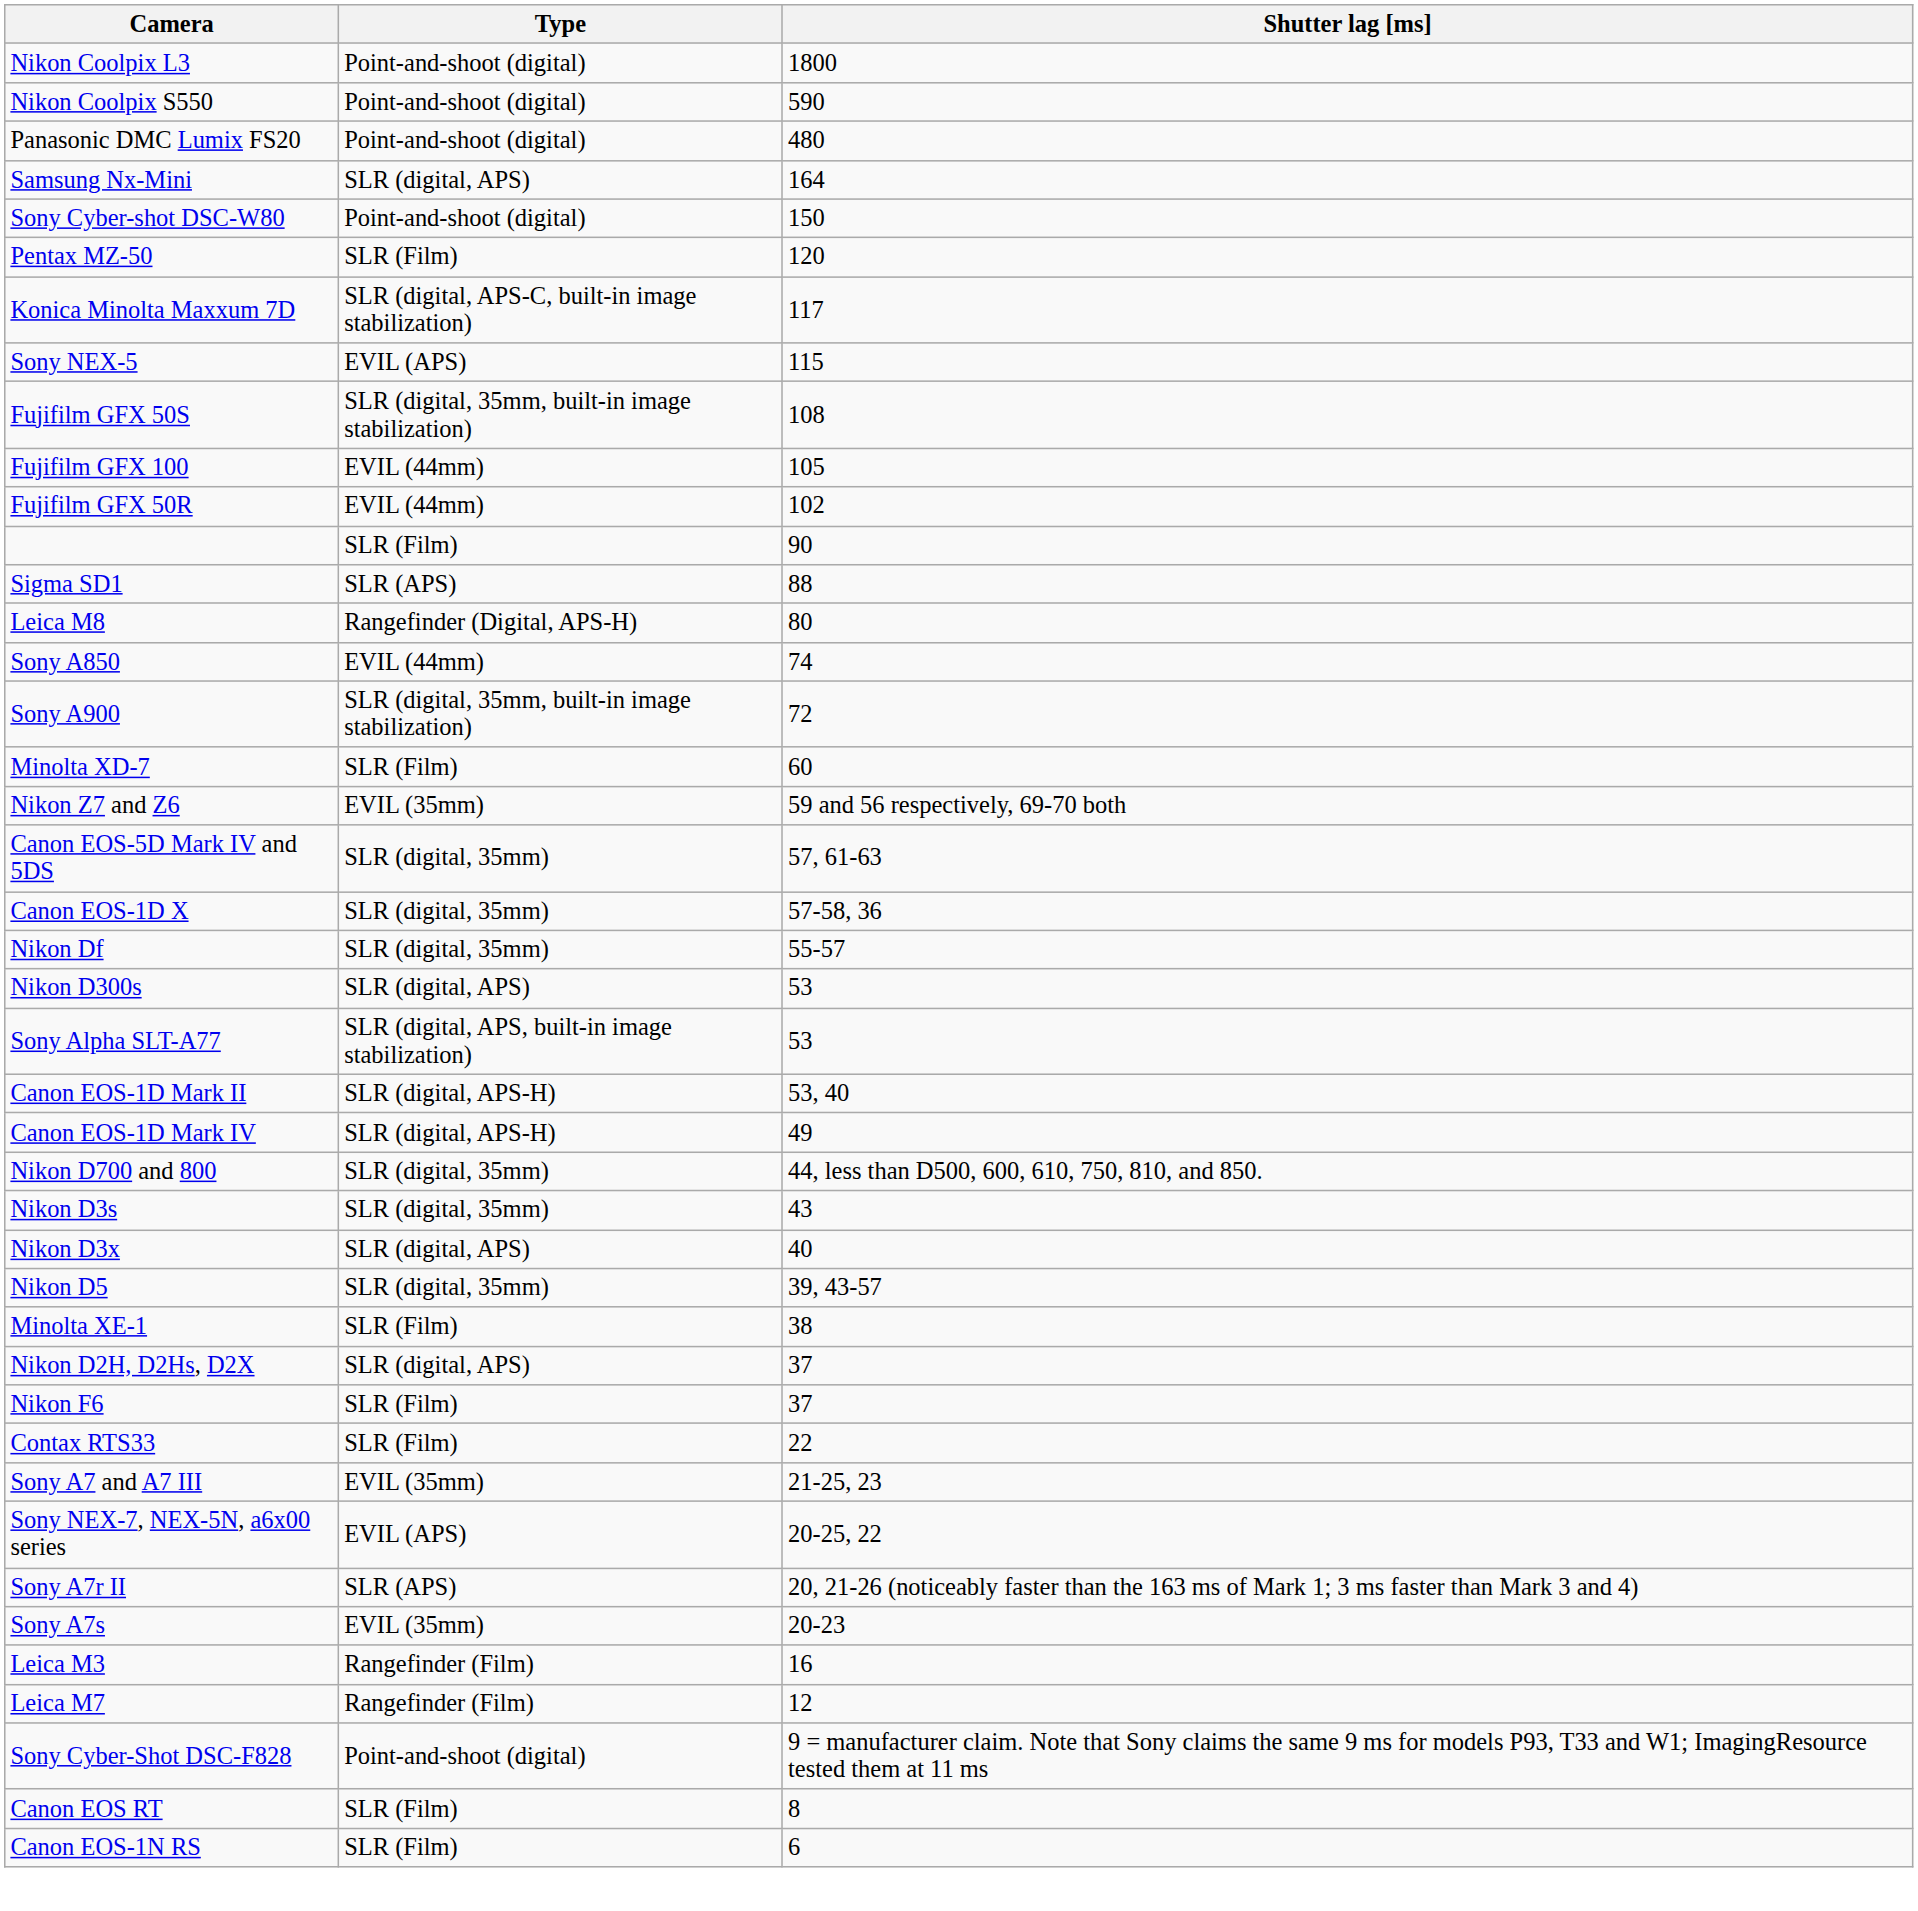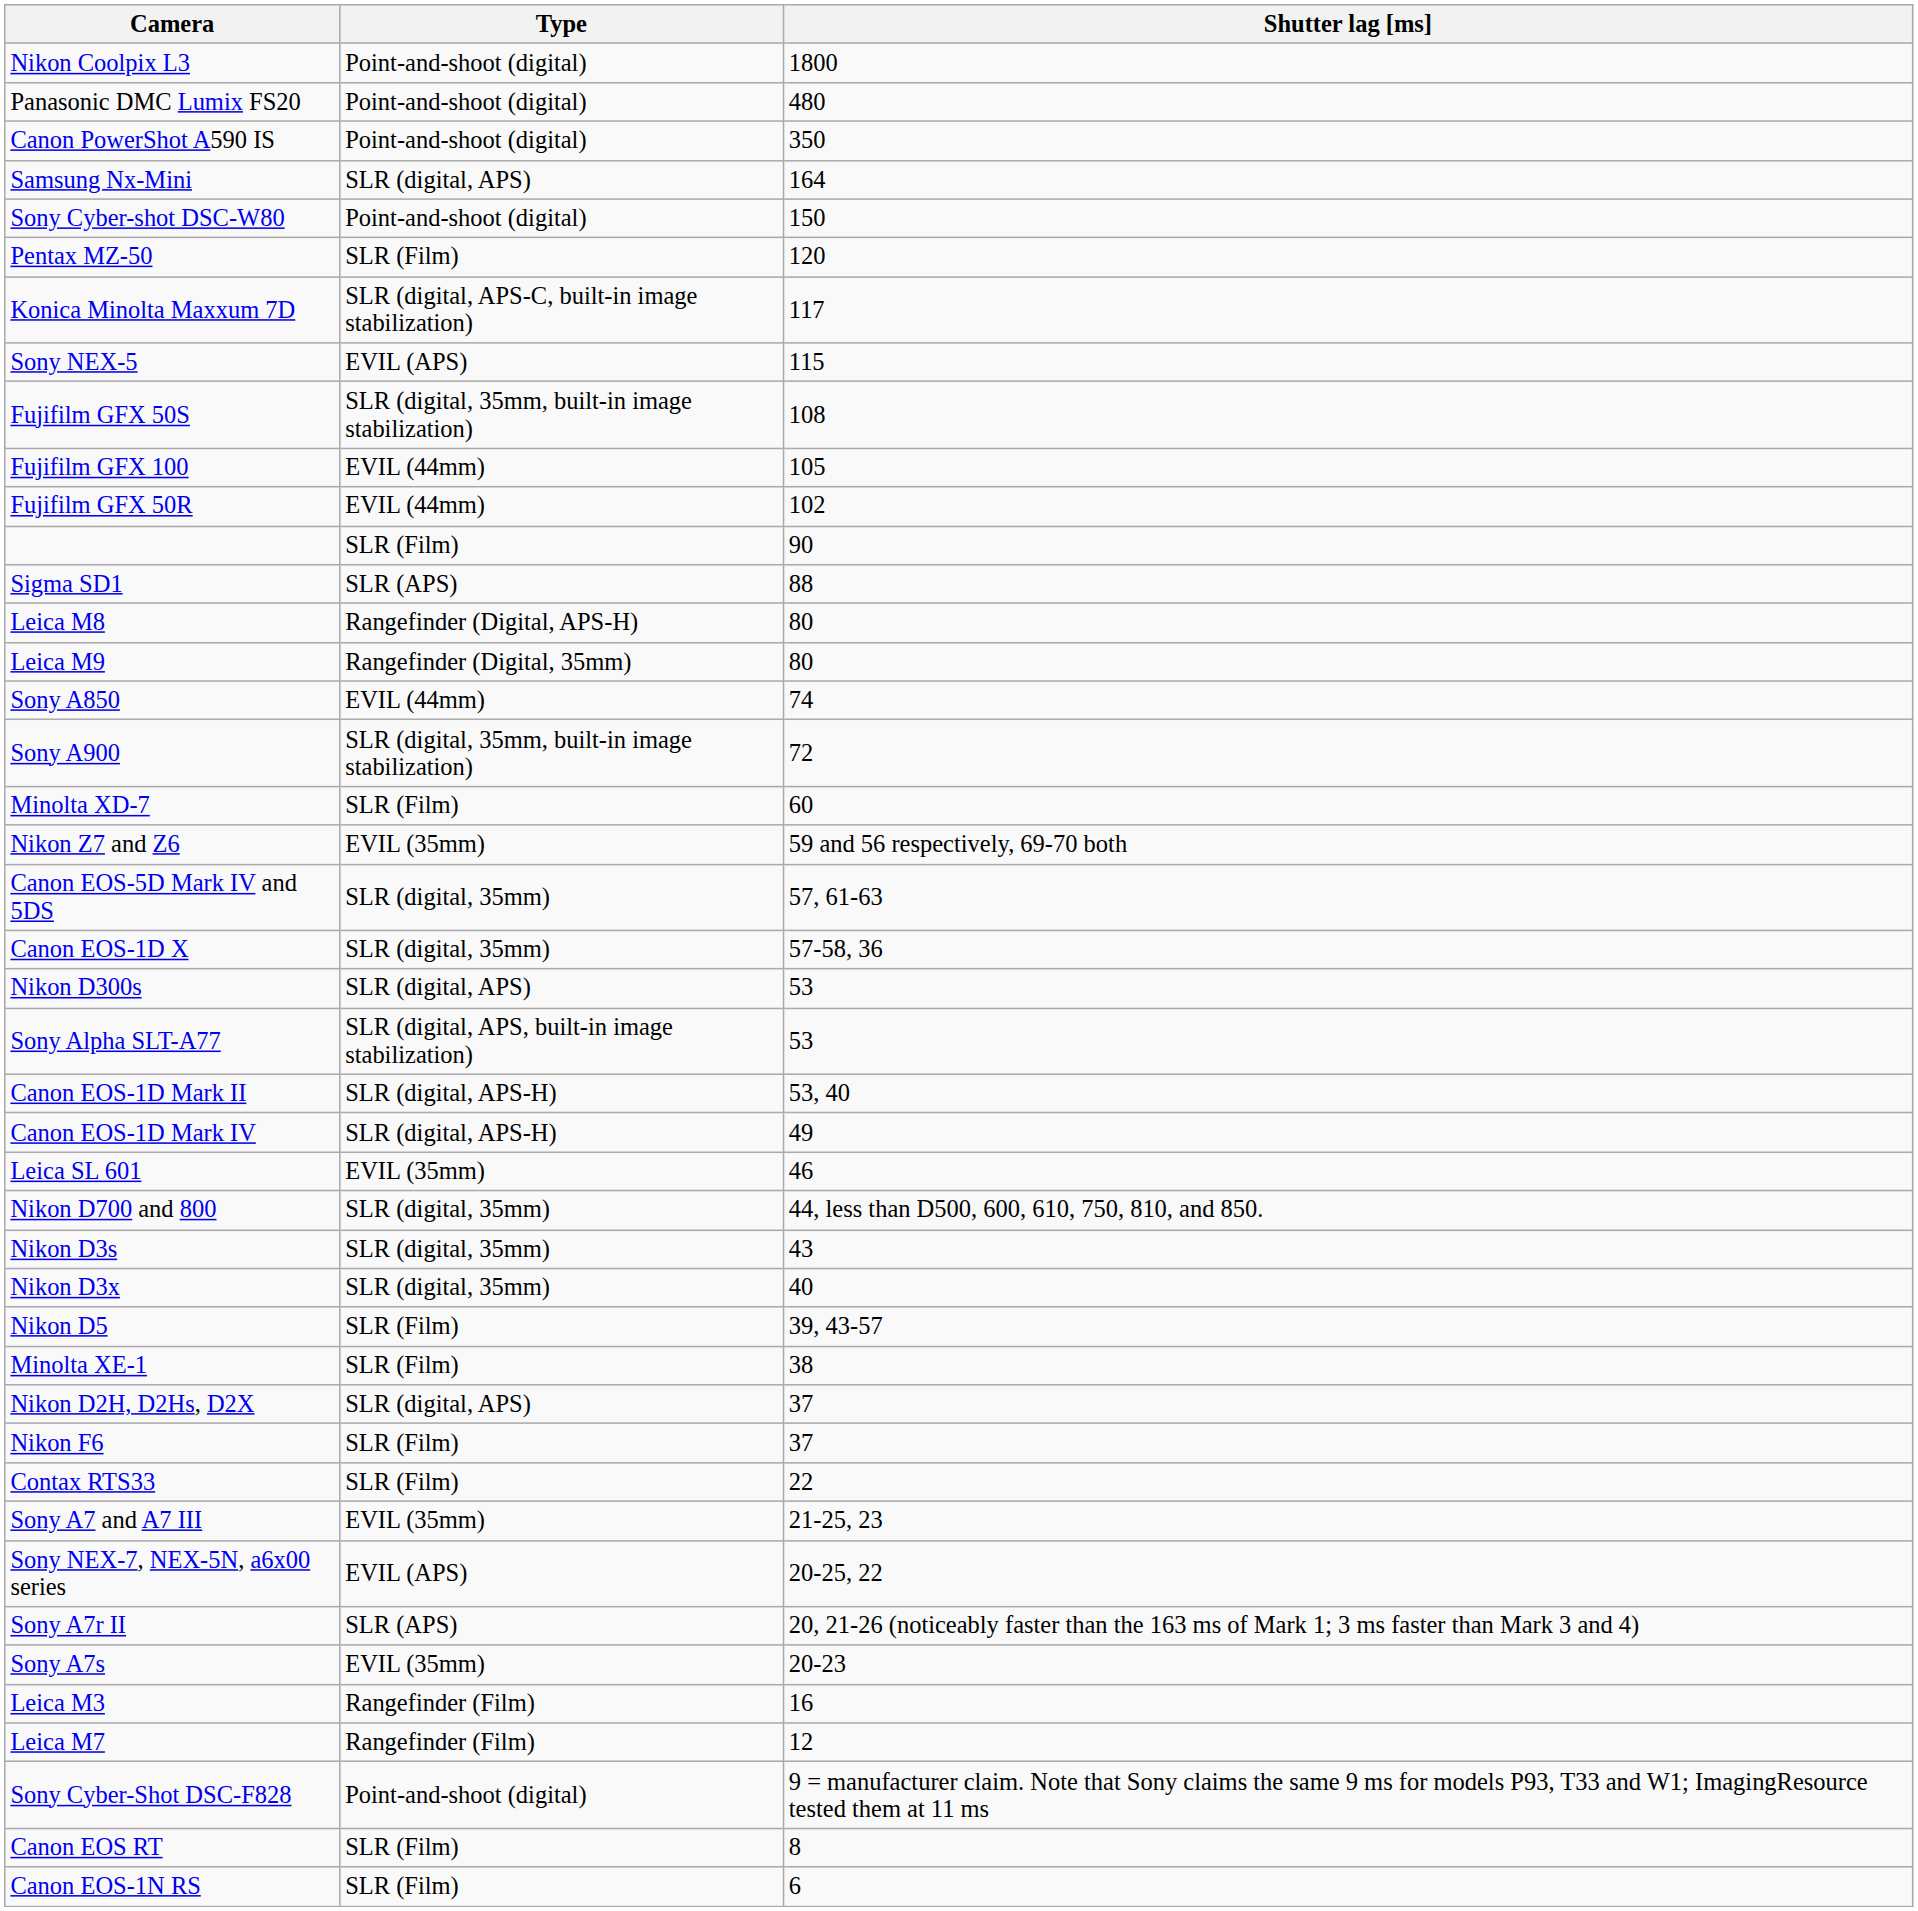- row: (112, 101)
+ row: (143, 140)
+ row: (58, 661)
- row: (57, 949)
+ row: (76, 1171)
(437, 1248) SLR (digital, APS) -> (448, 1287) SLR (digital, 35mm)
(447, 1287) SLR (digital, 35mm) -> (402, 1326) SLR (Film)
